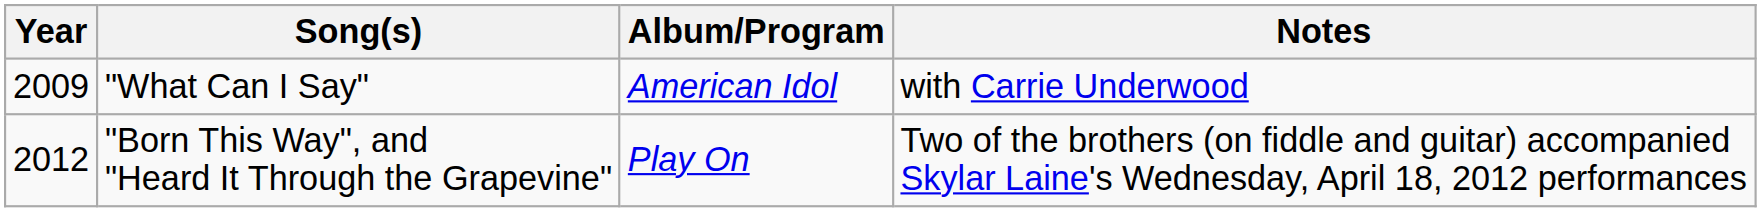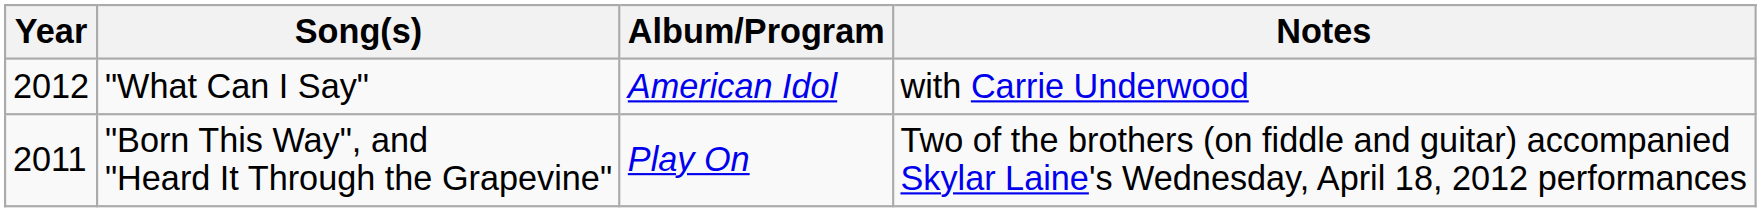(51, 85) 2009 -> (51, 85) 2012
(51, 159) 2012 -> (50, 159) 2011
